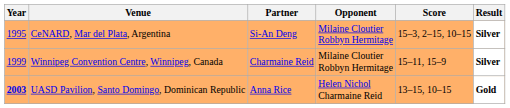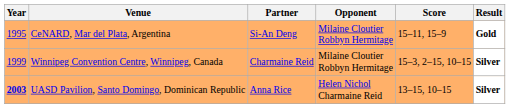(434, 34) 15–3, 2–15, 10–15 -> (422, 34) 15–11, 15–9
(488, 34) Silver -> (486, 34) Gold
(422, 62) 15–11, 15–9 -> (434, 62) 15–3, 2–15, 10–15
(486, 90) Gold -> (488, 90) Silver
